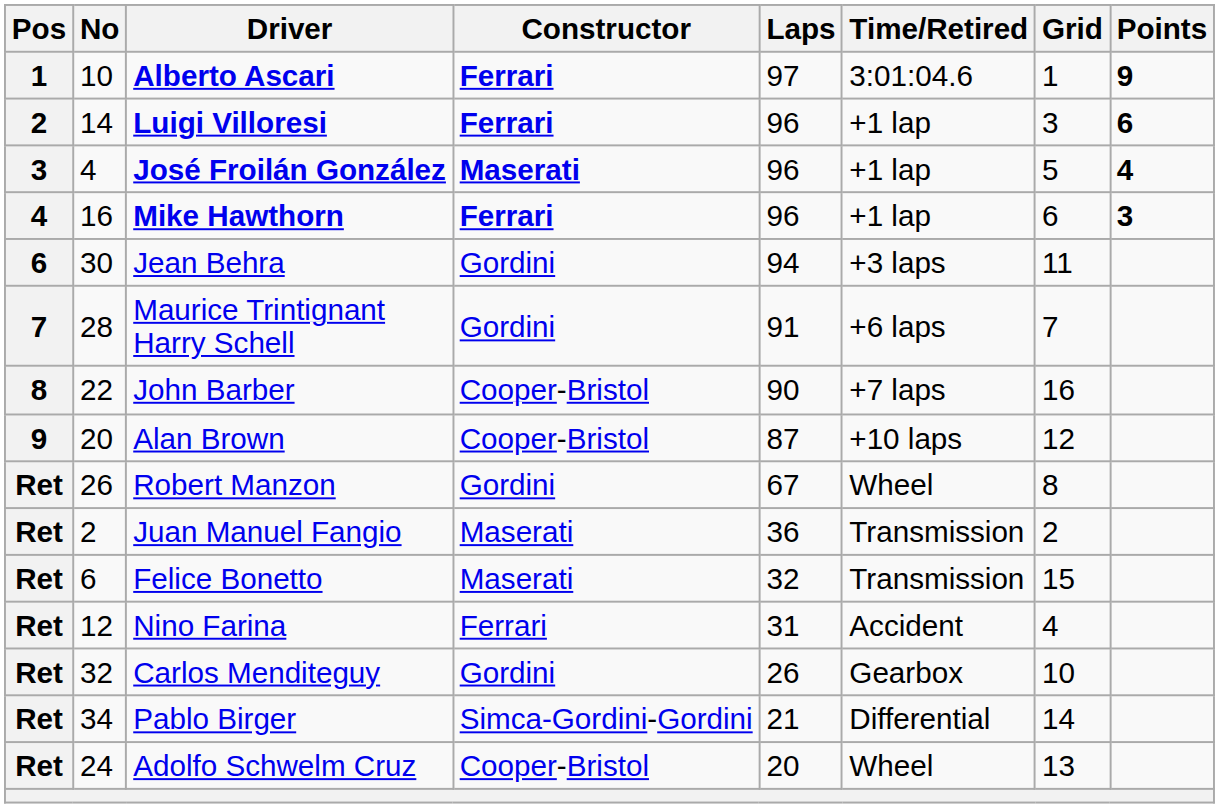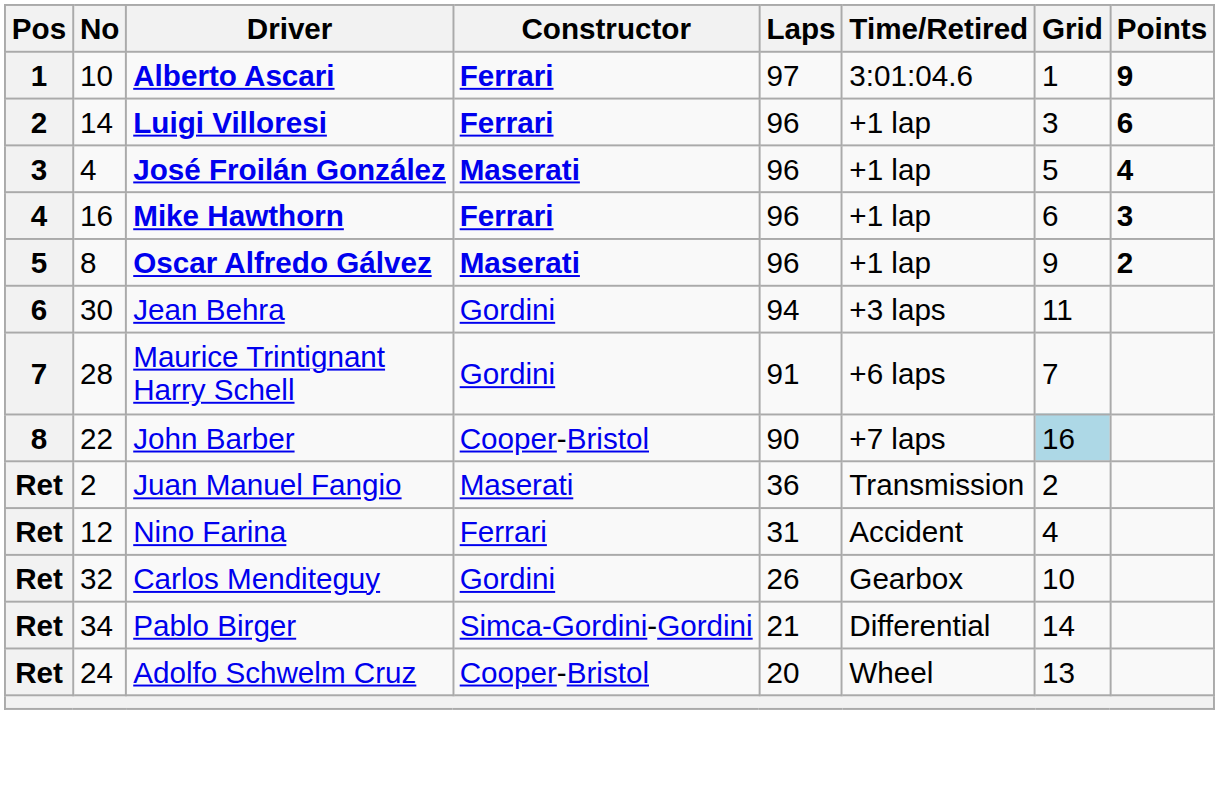+ row: (282, 263)
(1058, 390) no background -> (1058, 437) lightblue background
- row: (209, 437)
- row: (234, 484)
- row: (228, 578)
